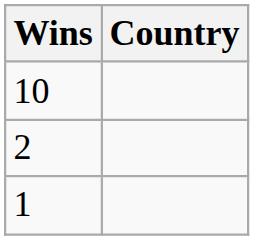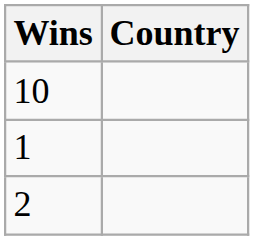rows swapped: (22, 147) <-> (22, 204)
